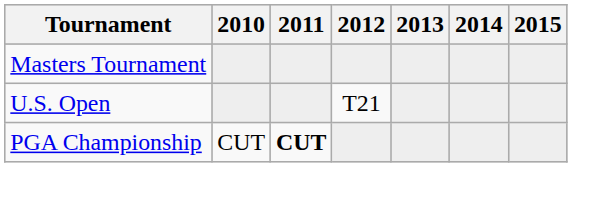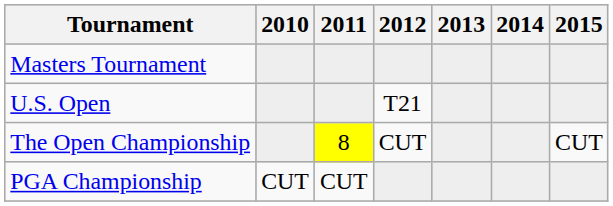+ row: (130, 142)
(301, 142) bold -> (344, 181) normal
